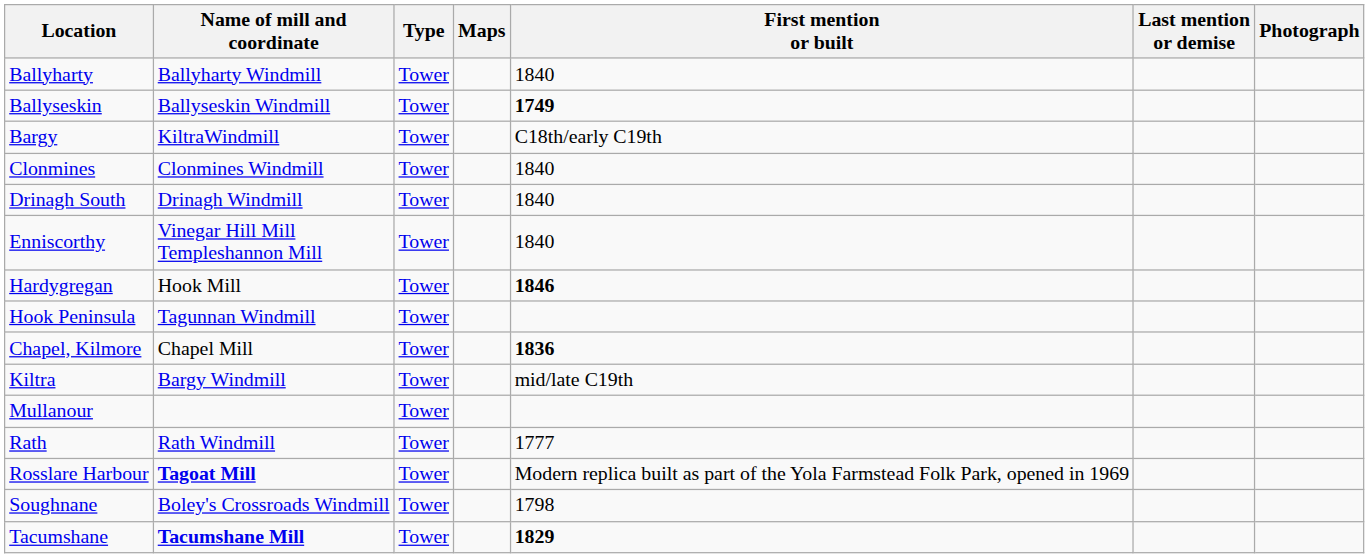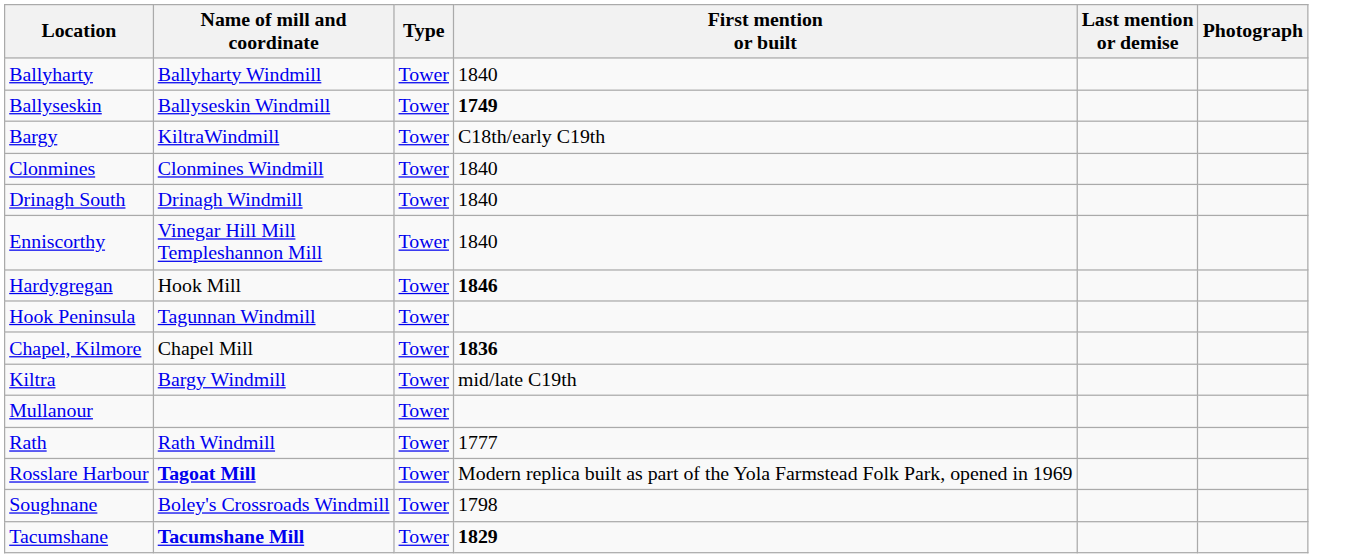- column: (482, 31)
